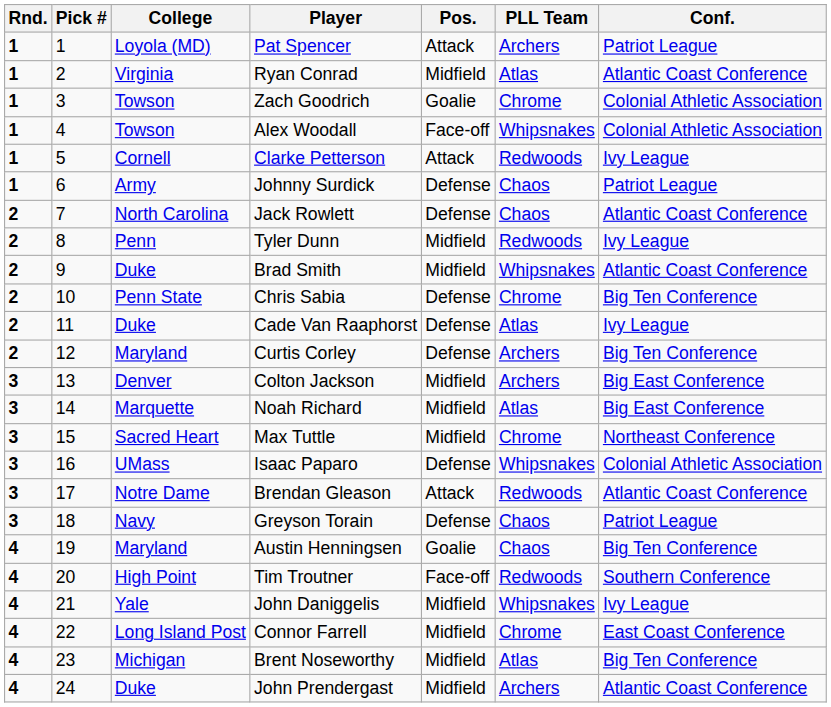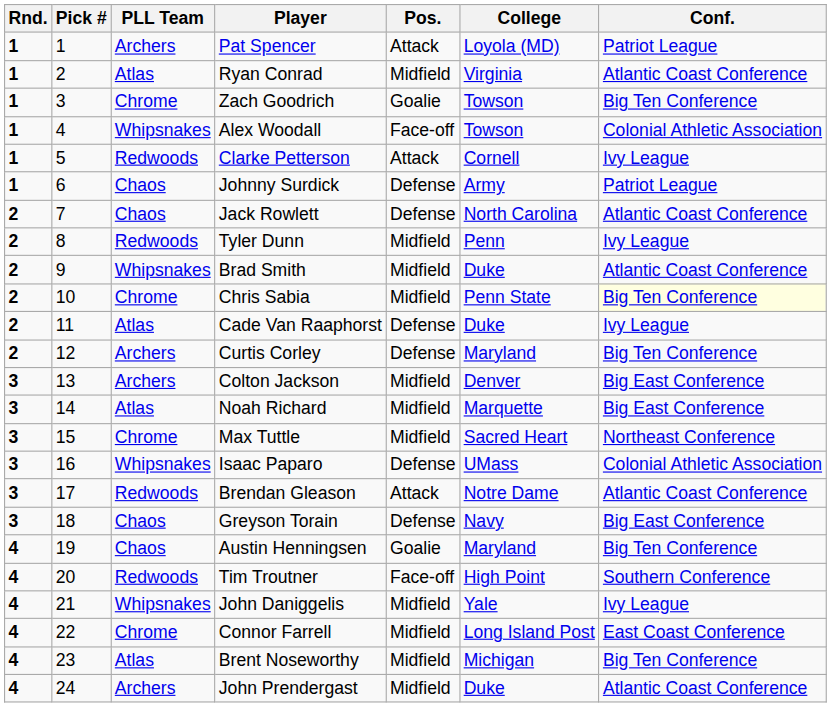columns swapped: (547, 18) <-> (180, 18)
(712, 102) Colonial Athletic Association -> (680, 102) Big Ten Conference
(458, 297) Defense -> (420, 297) Midfield
(680, 297) no background -> (680, 297) lightyellow background
(660, 520) Patriot League -> (684, 520) Big East Conference
